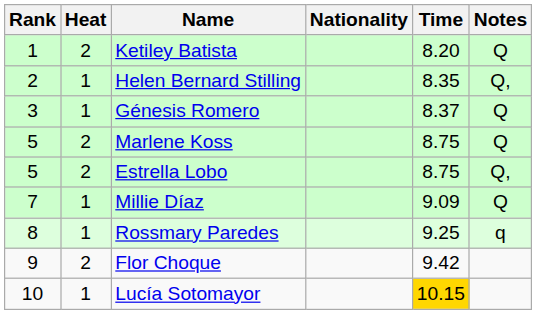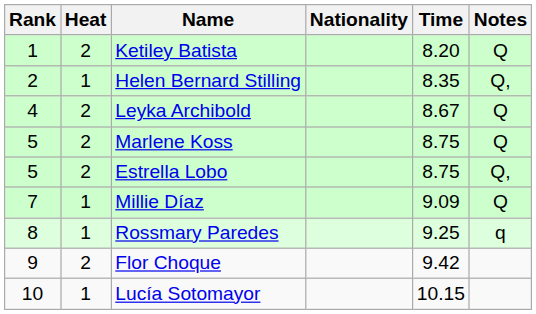- row: (187, 111)
+ row: (183, 111)
(441, 293) gold background -> (441, 293) no background
